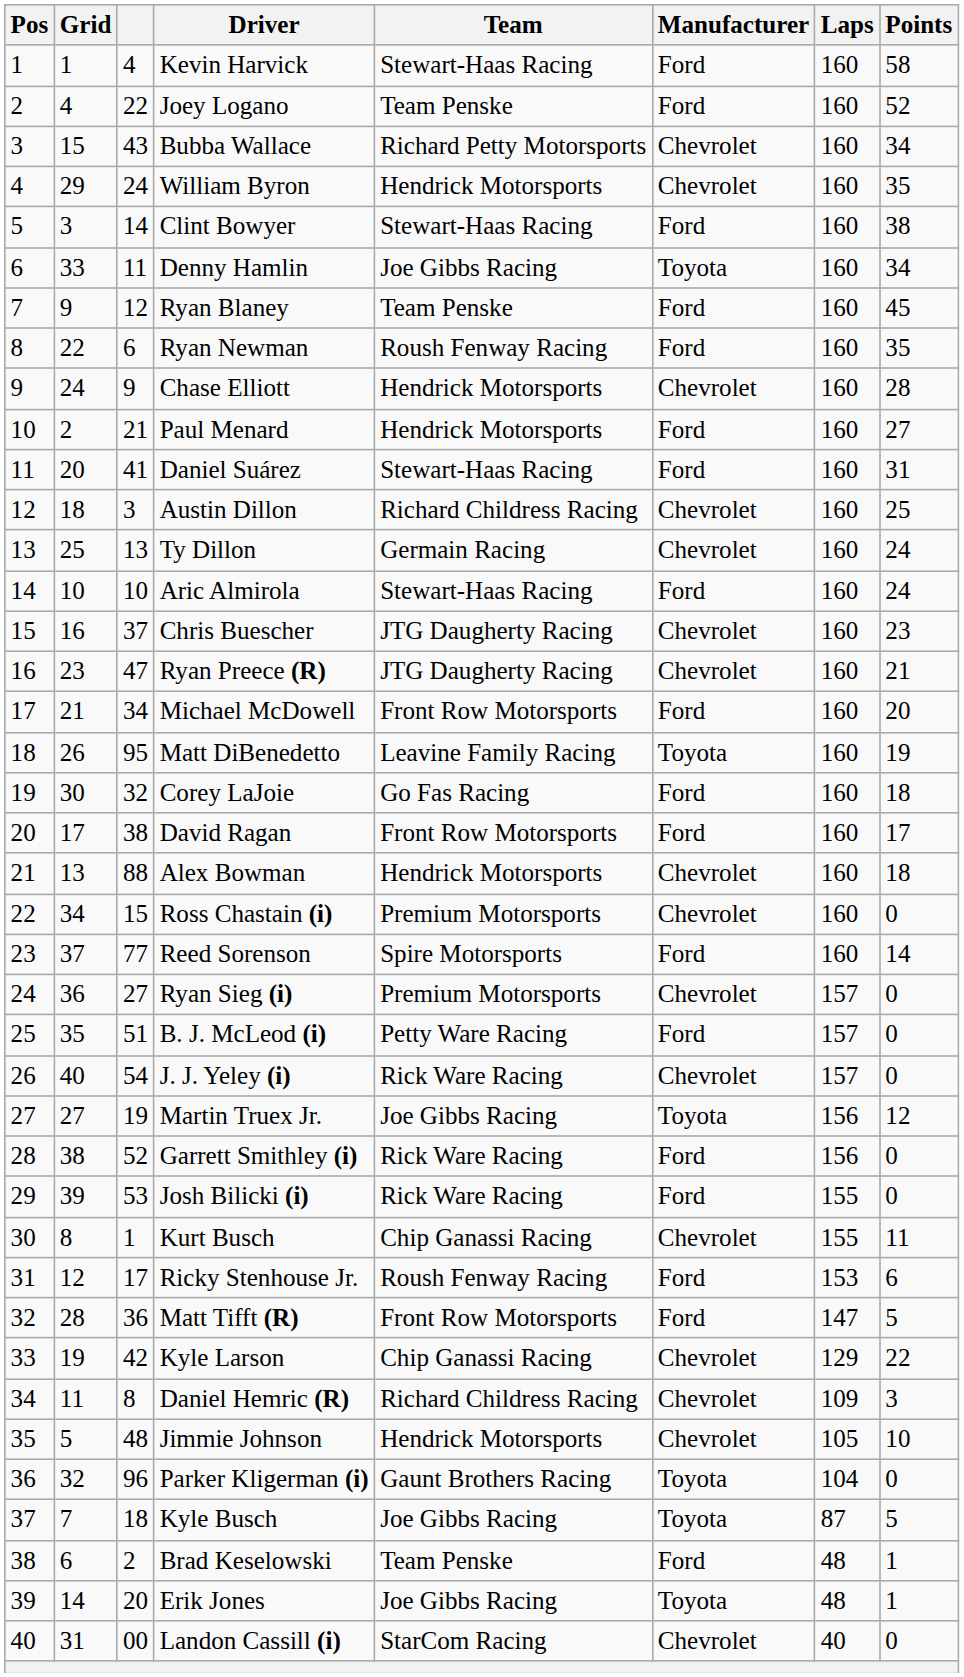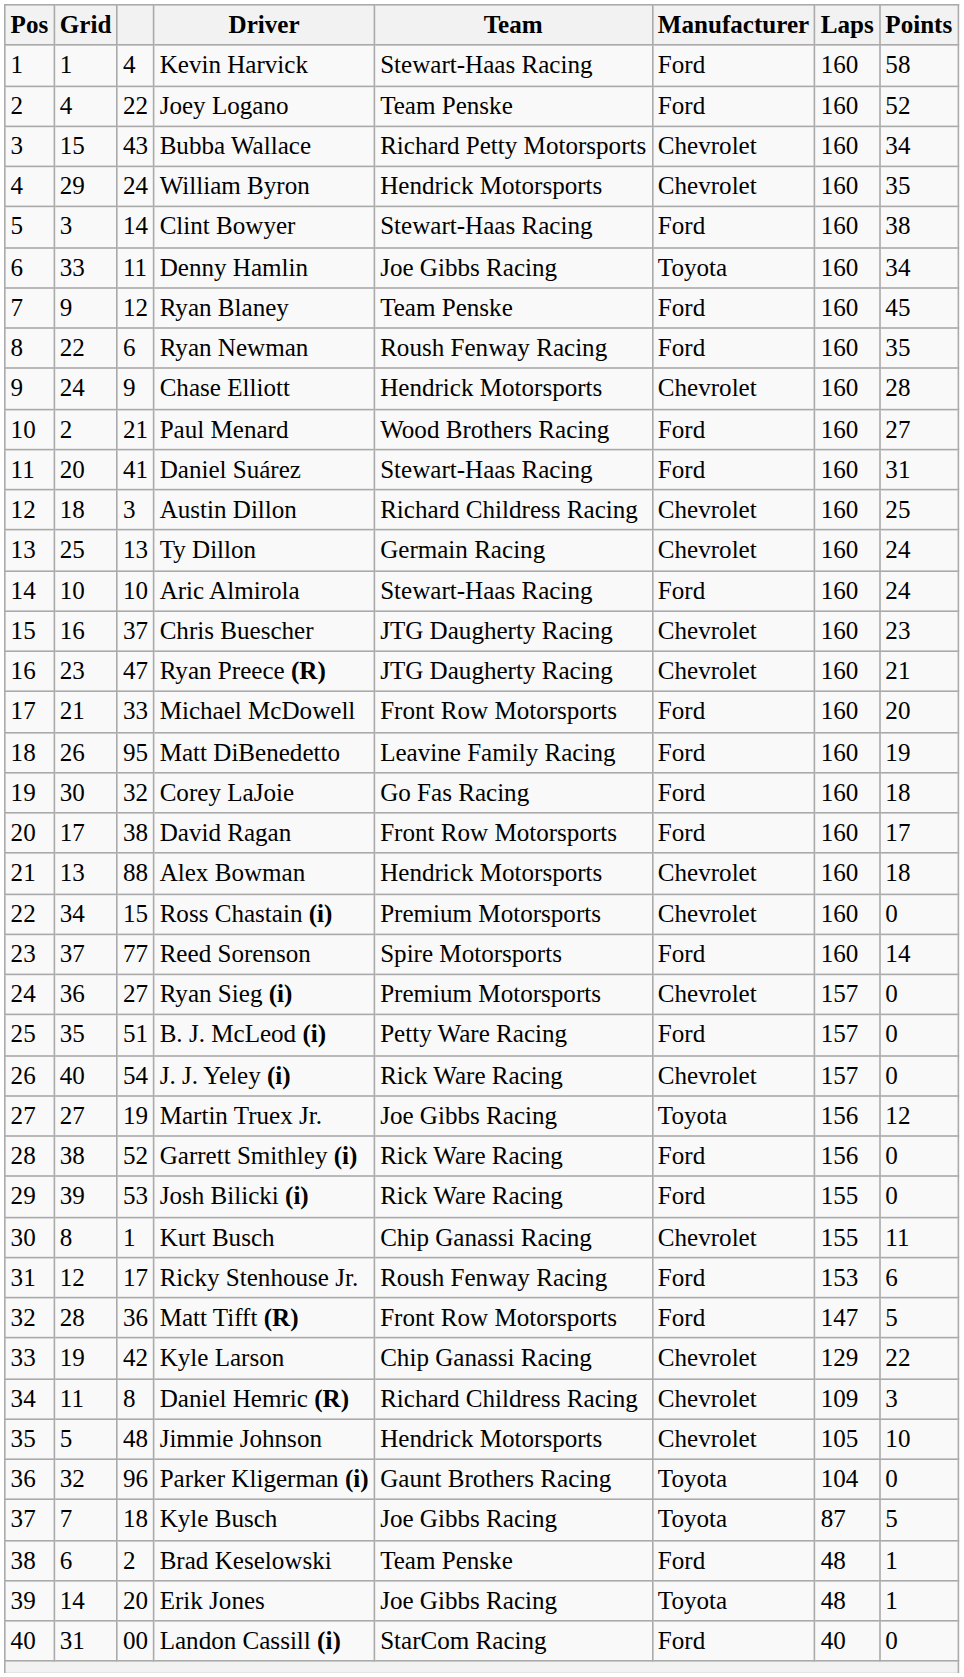(491, 428) Hendrick Motorsports -> (495, 428) Wood Brothers Racing
(136, 711) 34 -> (136, 711) 33
(692, 751) Toyota -> (682, 751) Ford
(707, 1640) Chevrolet -> (682, 1640) Ford
